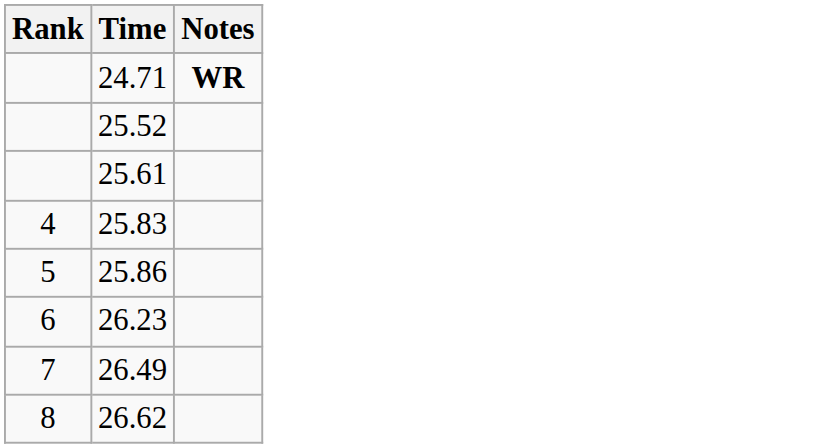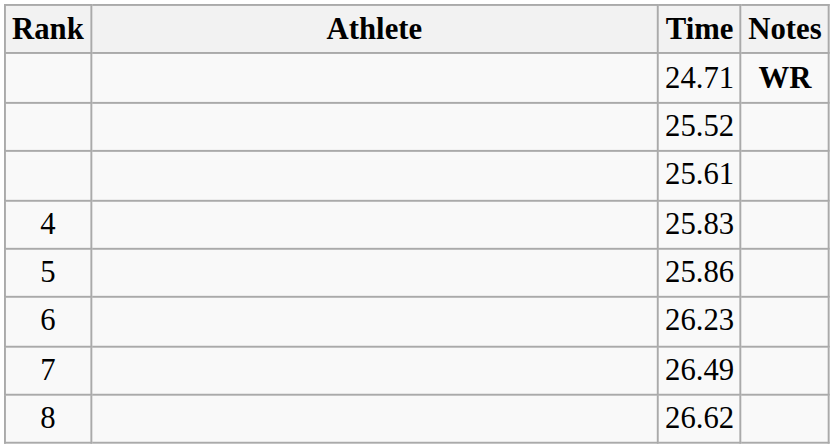+ column: (374, 28)
